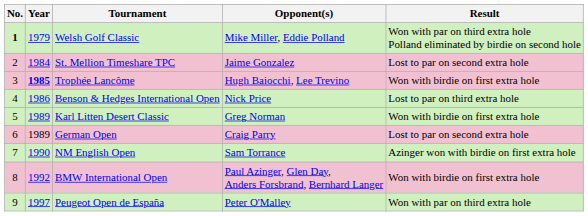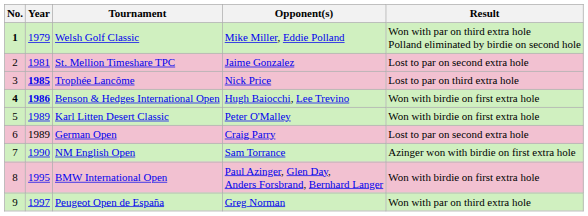(39, 62) 1984 -> (39, 62) 1981
(287, 80) Hugh Baiocchi, Lee Trevino -> (248, 80) Nick Price
(464, 80) Won with birdie on first extra hole -> (454, 80) Lost to par on third extra hole
(15, 98) normal -> (15, 98) bold
(39, 98) normal -> (39, 98) bold
(248, 98) Nick Price -> (287, 98) Hugh Baiocchi, Lee Trevino
(454, 98) Lost to par on third extra hole -> (464, 98) Won with birdie on first extra hole
(255, 116) Greg Norman -> (258, 116) Peter O'Malley
(39, 177) 1992 -> (39, 177) 1995
(258, 202) Peter O'Malley -> (255, 202) Greg Norman
